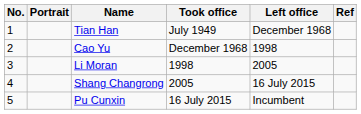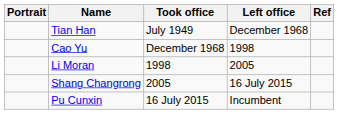- column: (16, 13)
